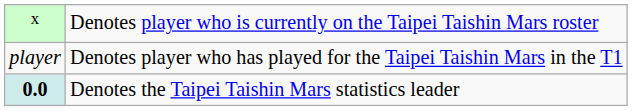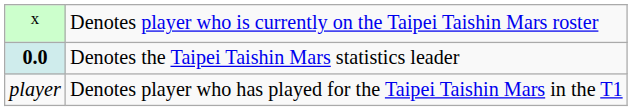rows swapped: (35, 89) <-> (35, 57)
